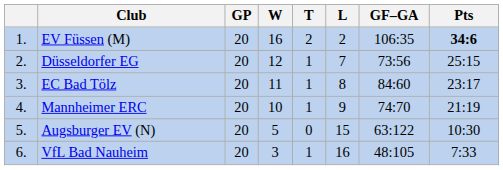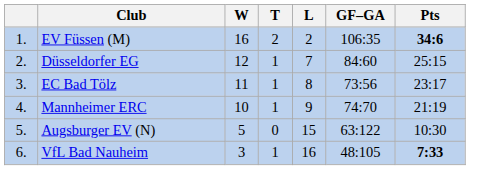- column: (242, 15)
(394, 61) 73:56 -> (360, 61) 84:60
(394, 84) 84:60 -> (360, 84) 73:56
(464, 152) normal -> (430, 152) bold
